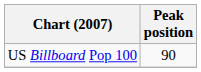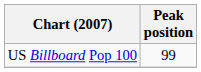(169, 55) 90 -> (169, 55) 99
